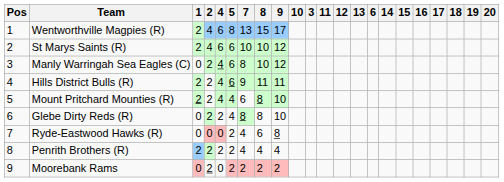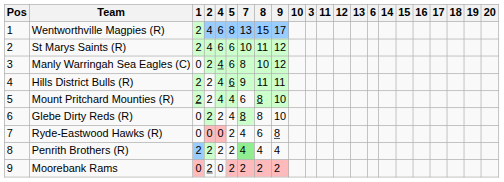(263, 47) 10 -> (263, 47) 11
(243, 151) no background -> (243, 151) lightgreen background
